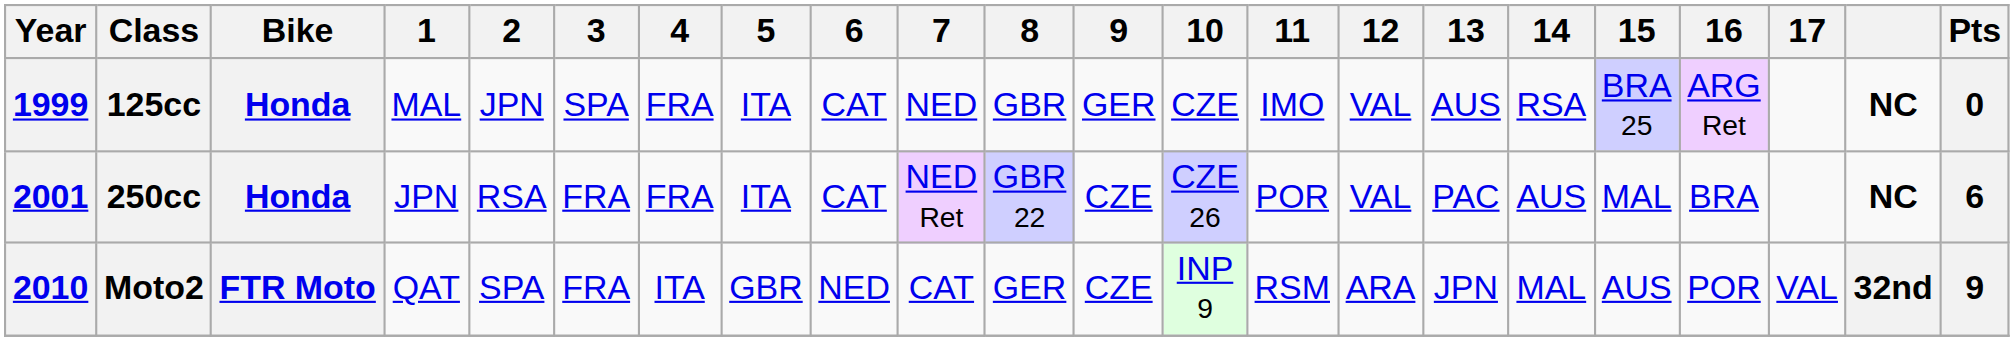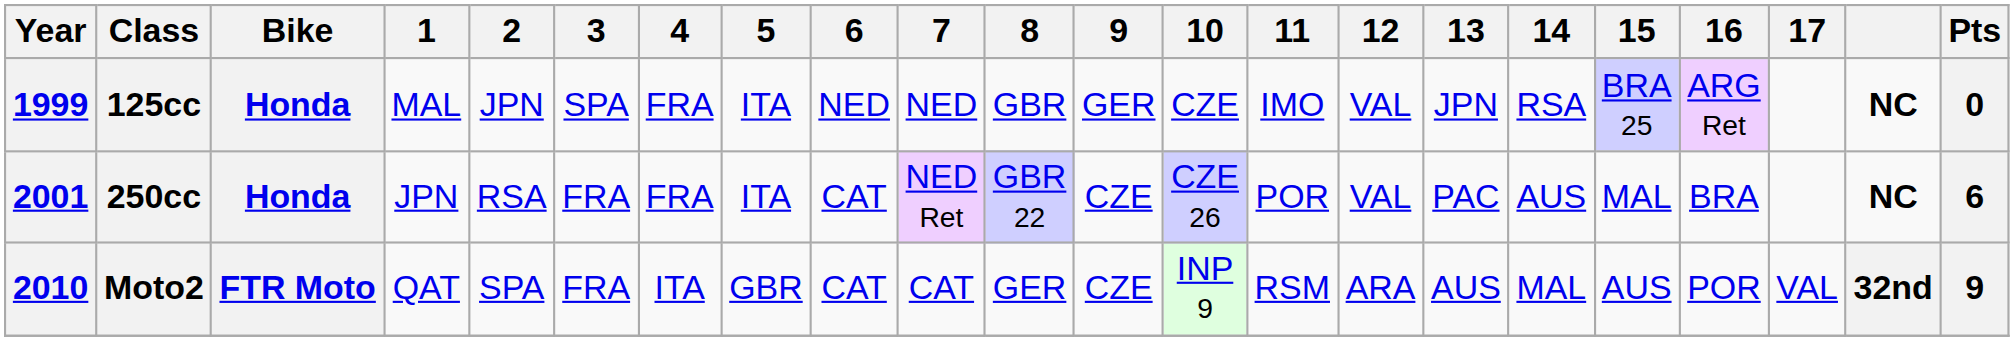(854, 104) CAT -> (854, 104) NED
(1466, 104) AUS -> (1466, 104) JPN
(854, 288) NED -> (854, 288) CAT
(1466, 288) JPN -> (1466, 288) AUS
